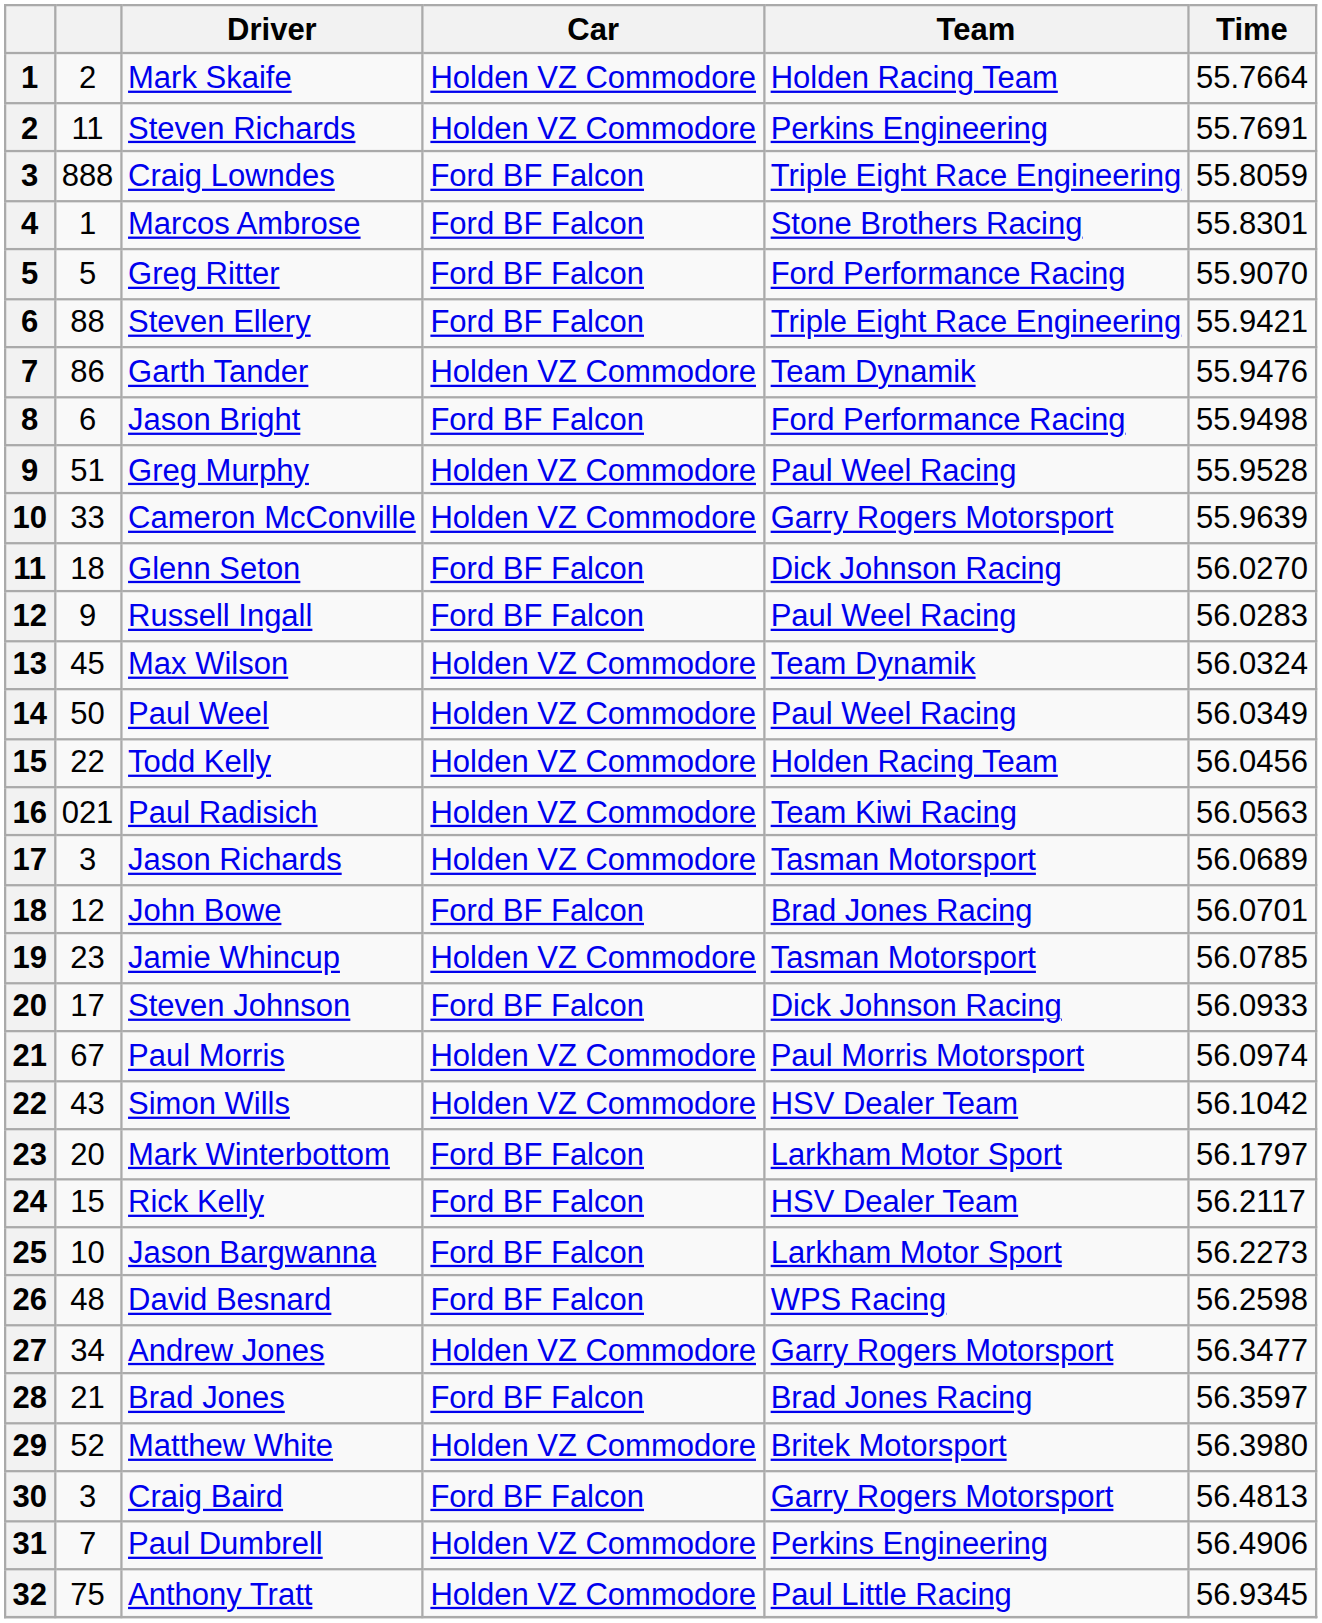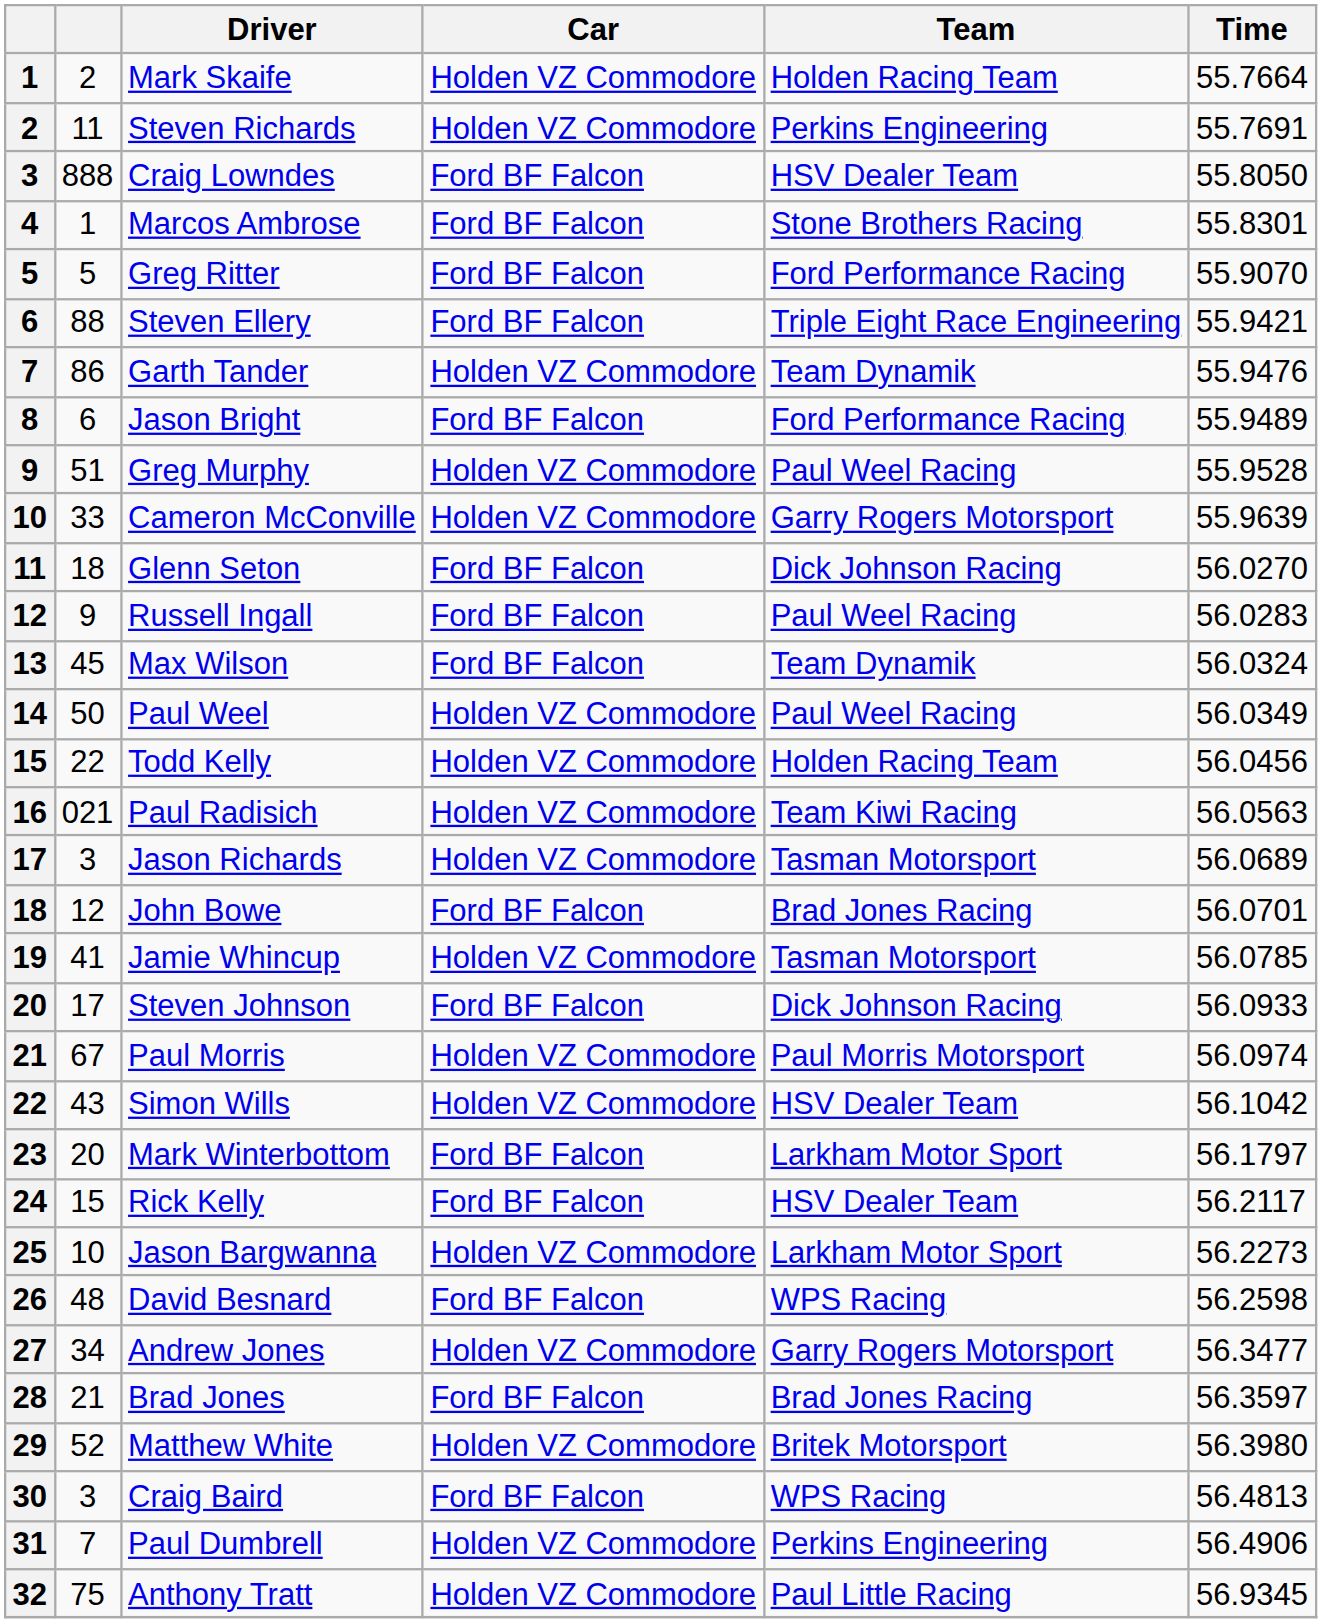(976, 176) Triple Eight Race Engineering -> (894, 176) HSV Dealer Team
(1252, 176) 55.8059 -> (1252, 176) 55.8050
(1252, 420) 55.9498 -> (1252, 420) 55.9489
(593, 665) Holden VZ Commodore -> (537, 665) Ford BF Falcon
(88, 958) 23 -> (88, 958) 41
(537, 1251) Ford BF Falcon -> (593, 1251) Holden VZ Commodore
(942, 1495) Garry Rogers Motorsport -> (859, 1495) WPS Racing
